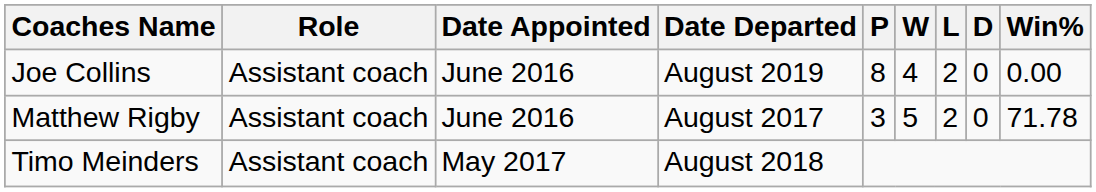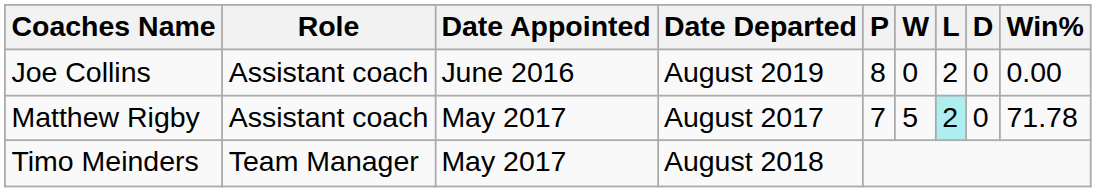(910, 72) 4 -> (910, 72) 0
(508, 117) June 2016 -> (504, 117) May 2017
(878, 117) 3 -> (878, 117) 7
(950, 117) no background -> (950, 117) paleturquoise background
(329, 162) Assistant coach -> (324, 162) Team Manager
